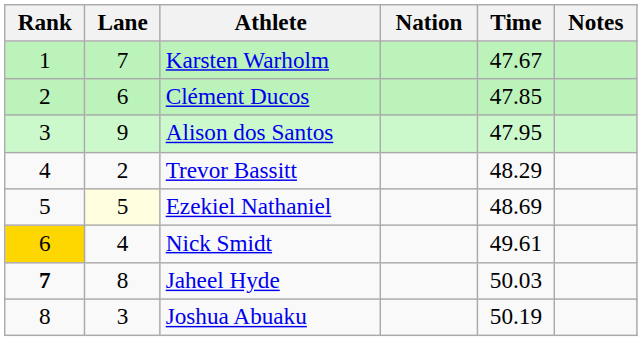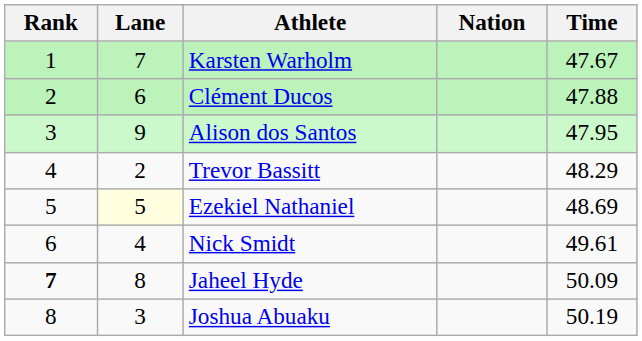- column: (596, 22)
(516, 96) 47.85 -> (592, 96) 47.88
(45, 243) gold background -> (51, 243) no background
(516, 280) 50.03 -> (592, 280) 50.09
